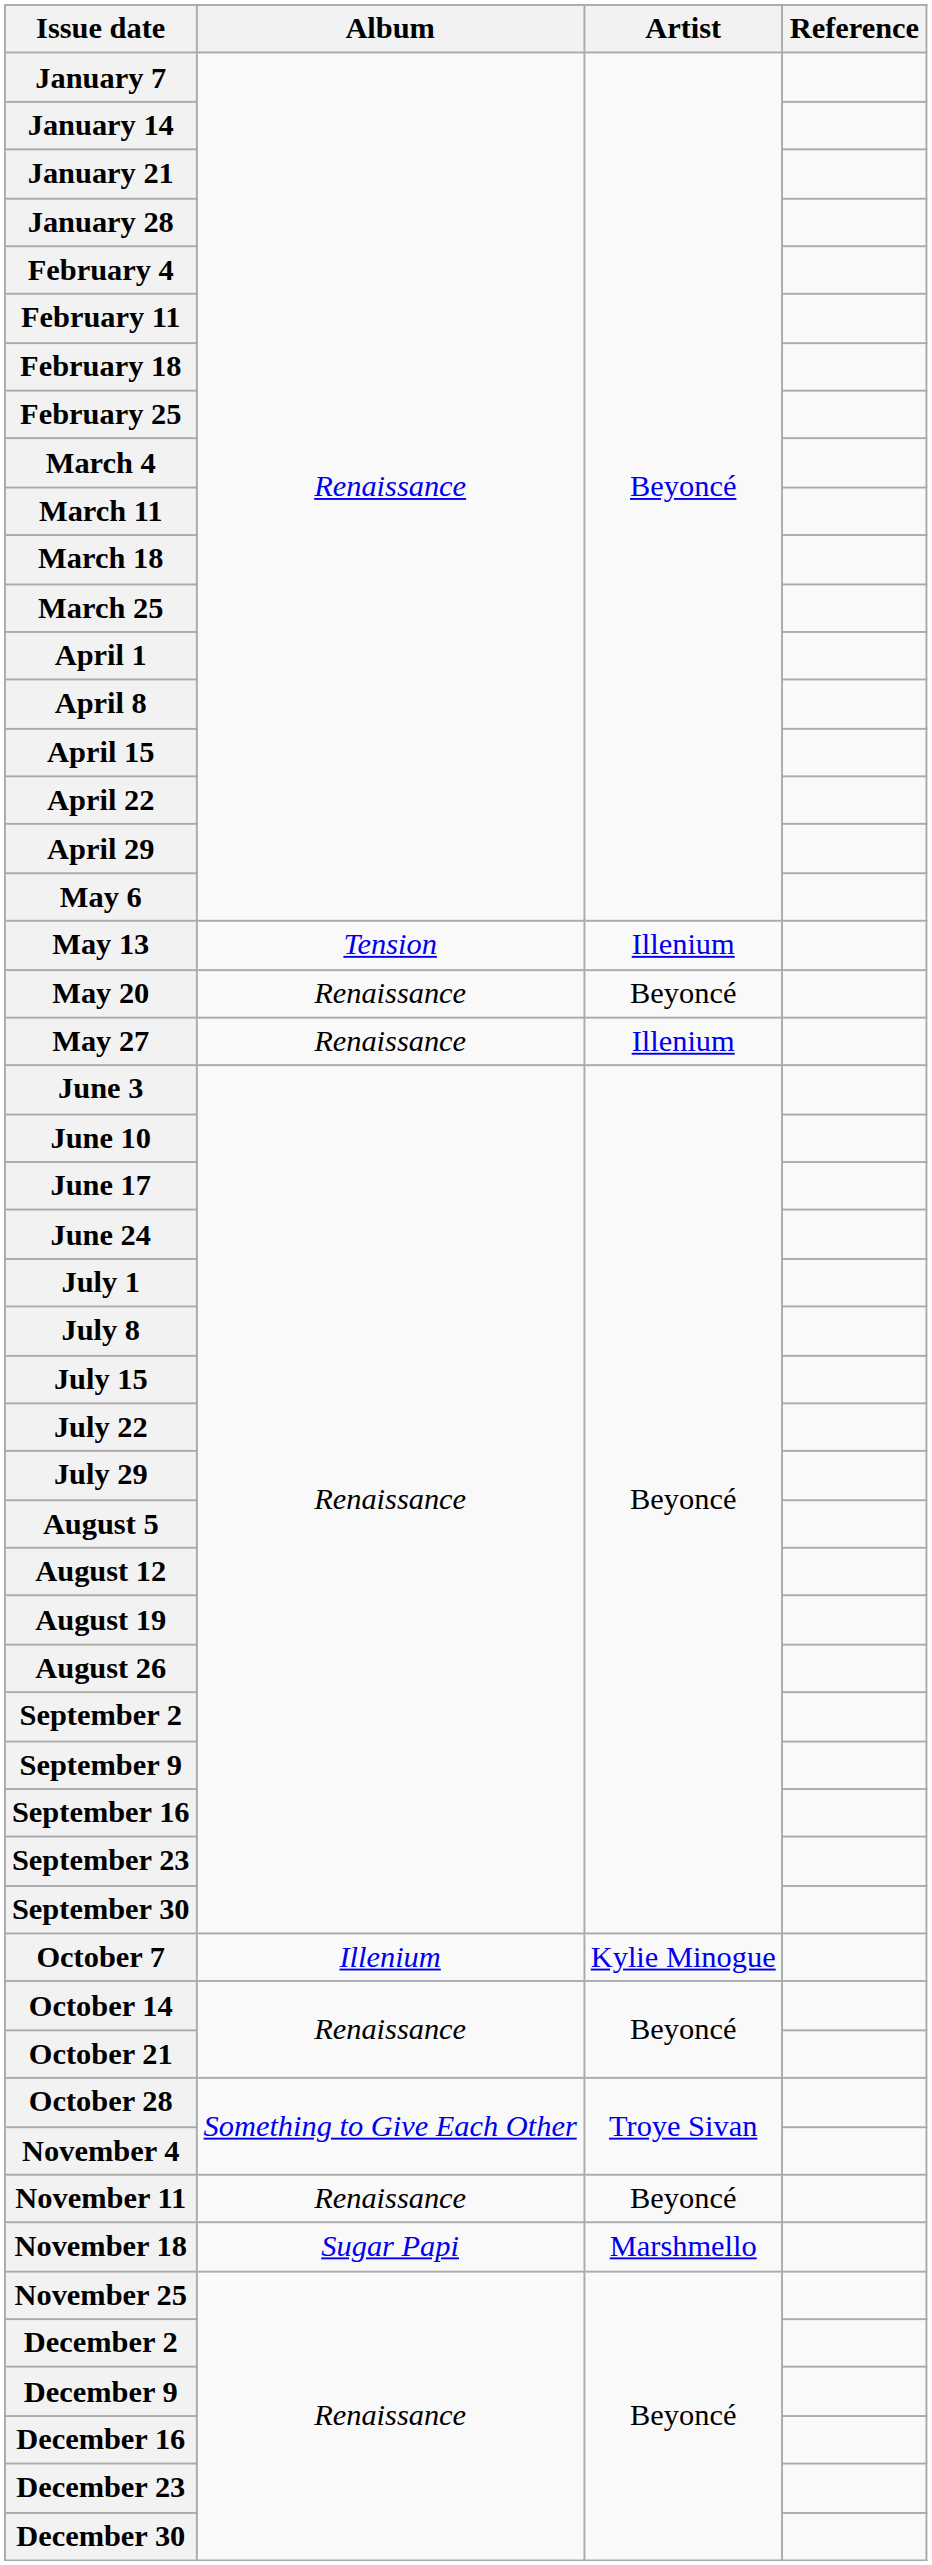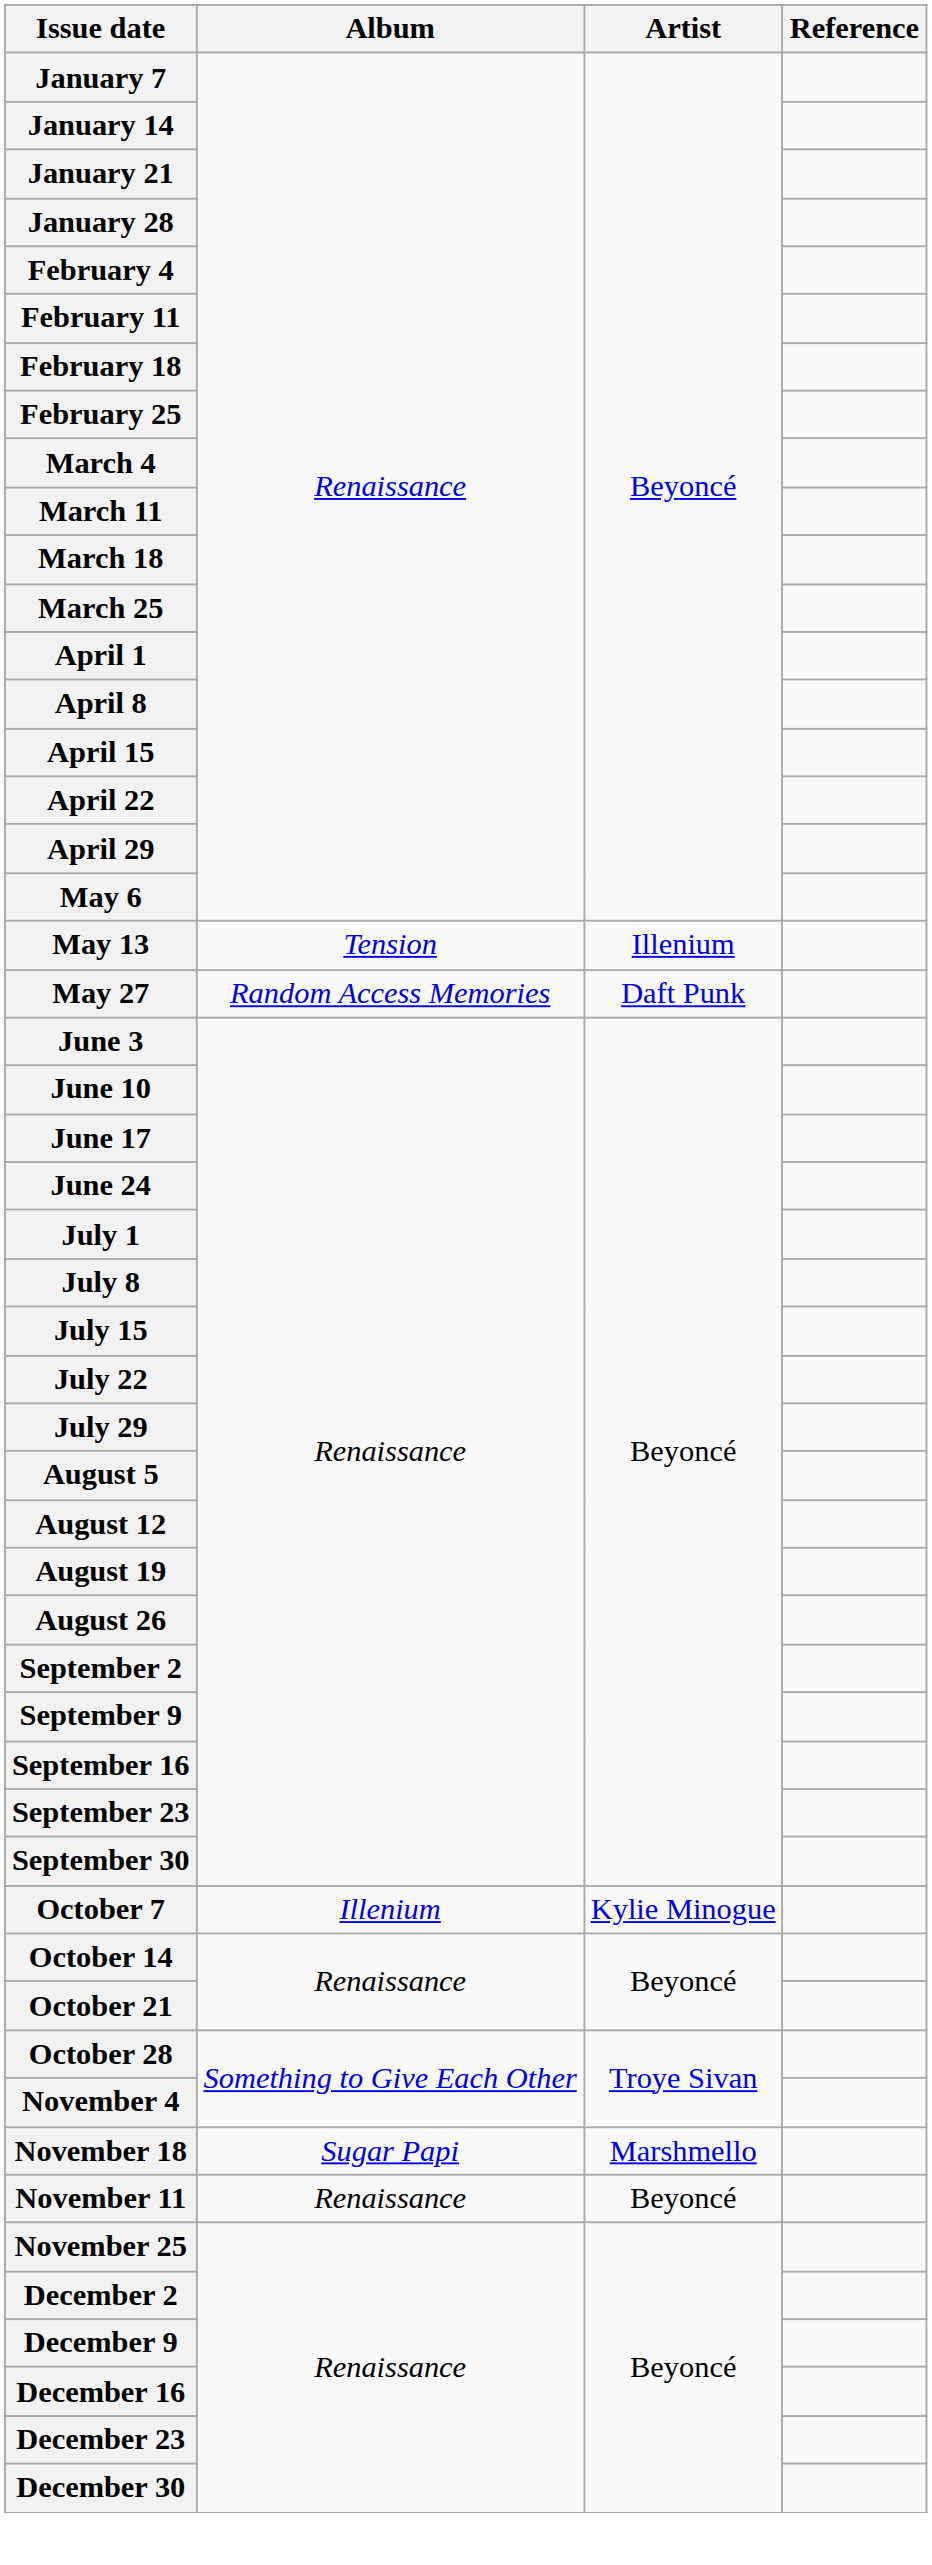- row: (101, 992)
(390, 1041) Renaissance -> (390, 992) Random Access Memories
(683, 1041) Illenium -> (683, 992) Daft Punk
rows swapped: (101, 2198) <-> (101, 2246)
